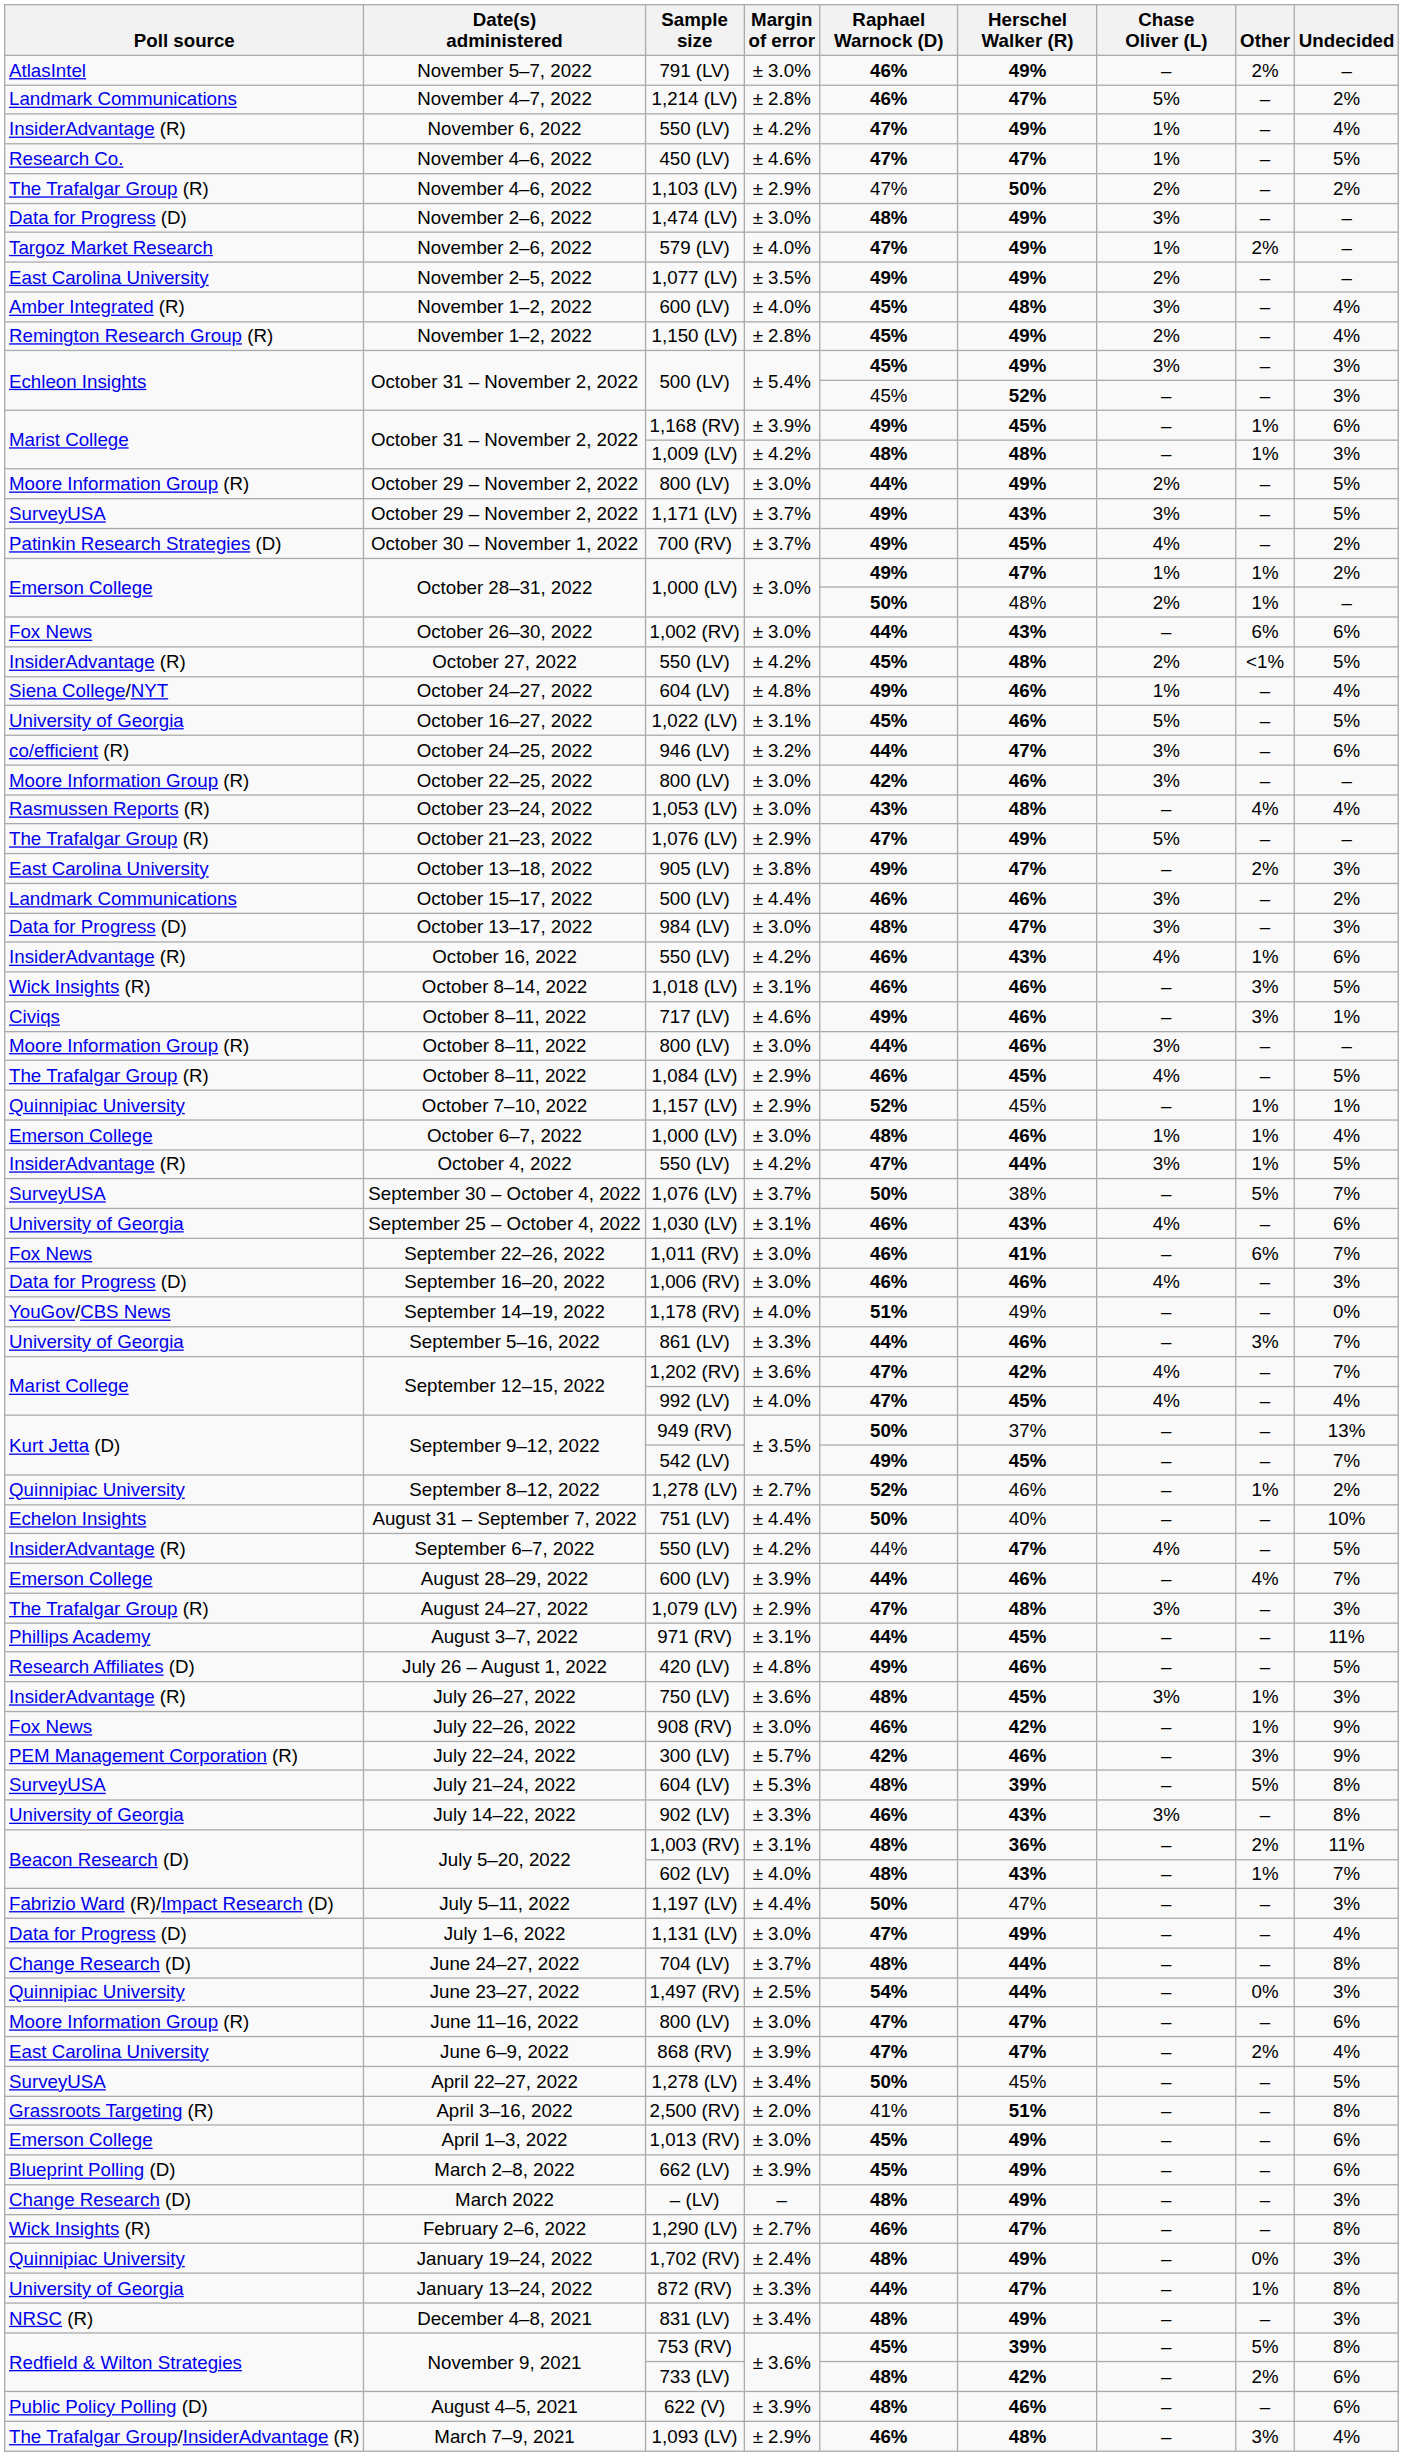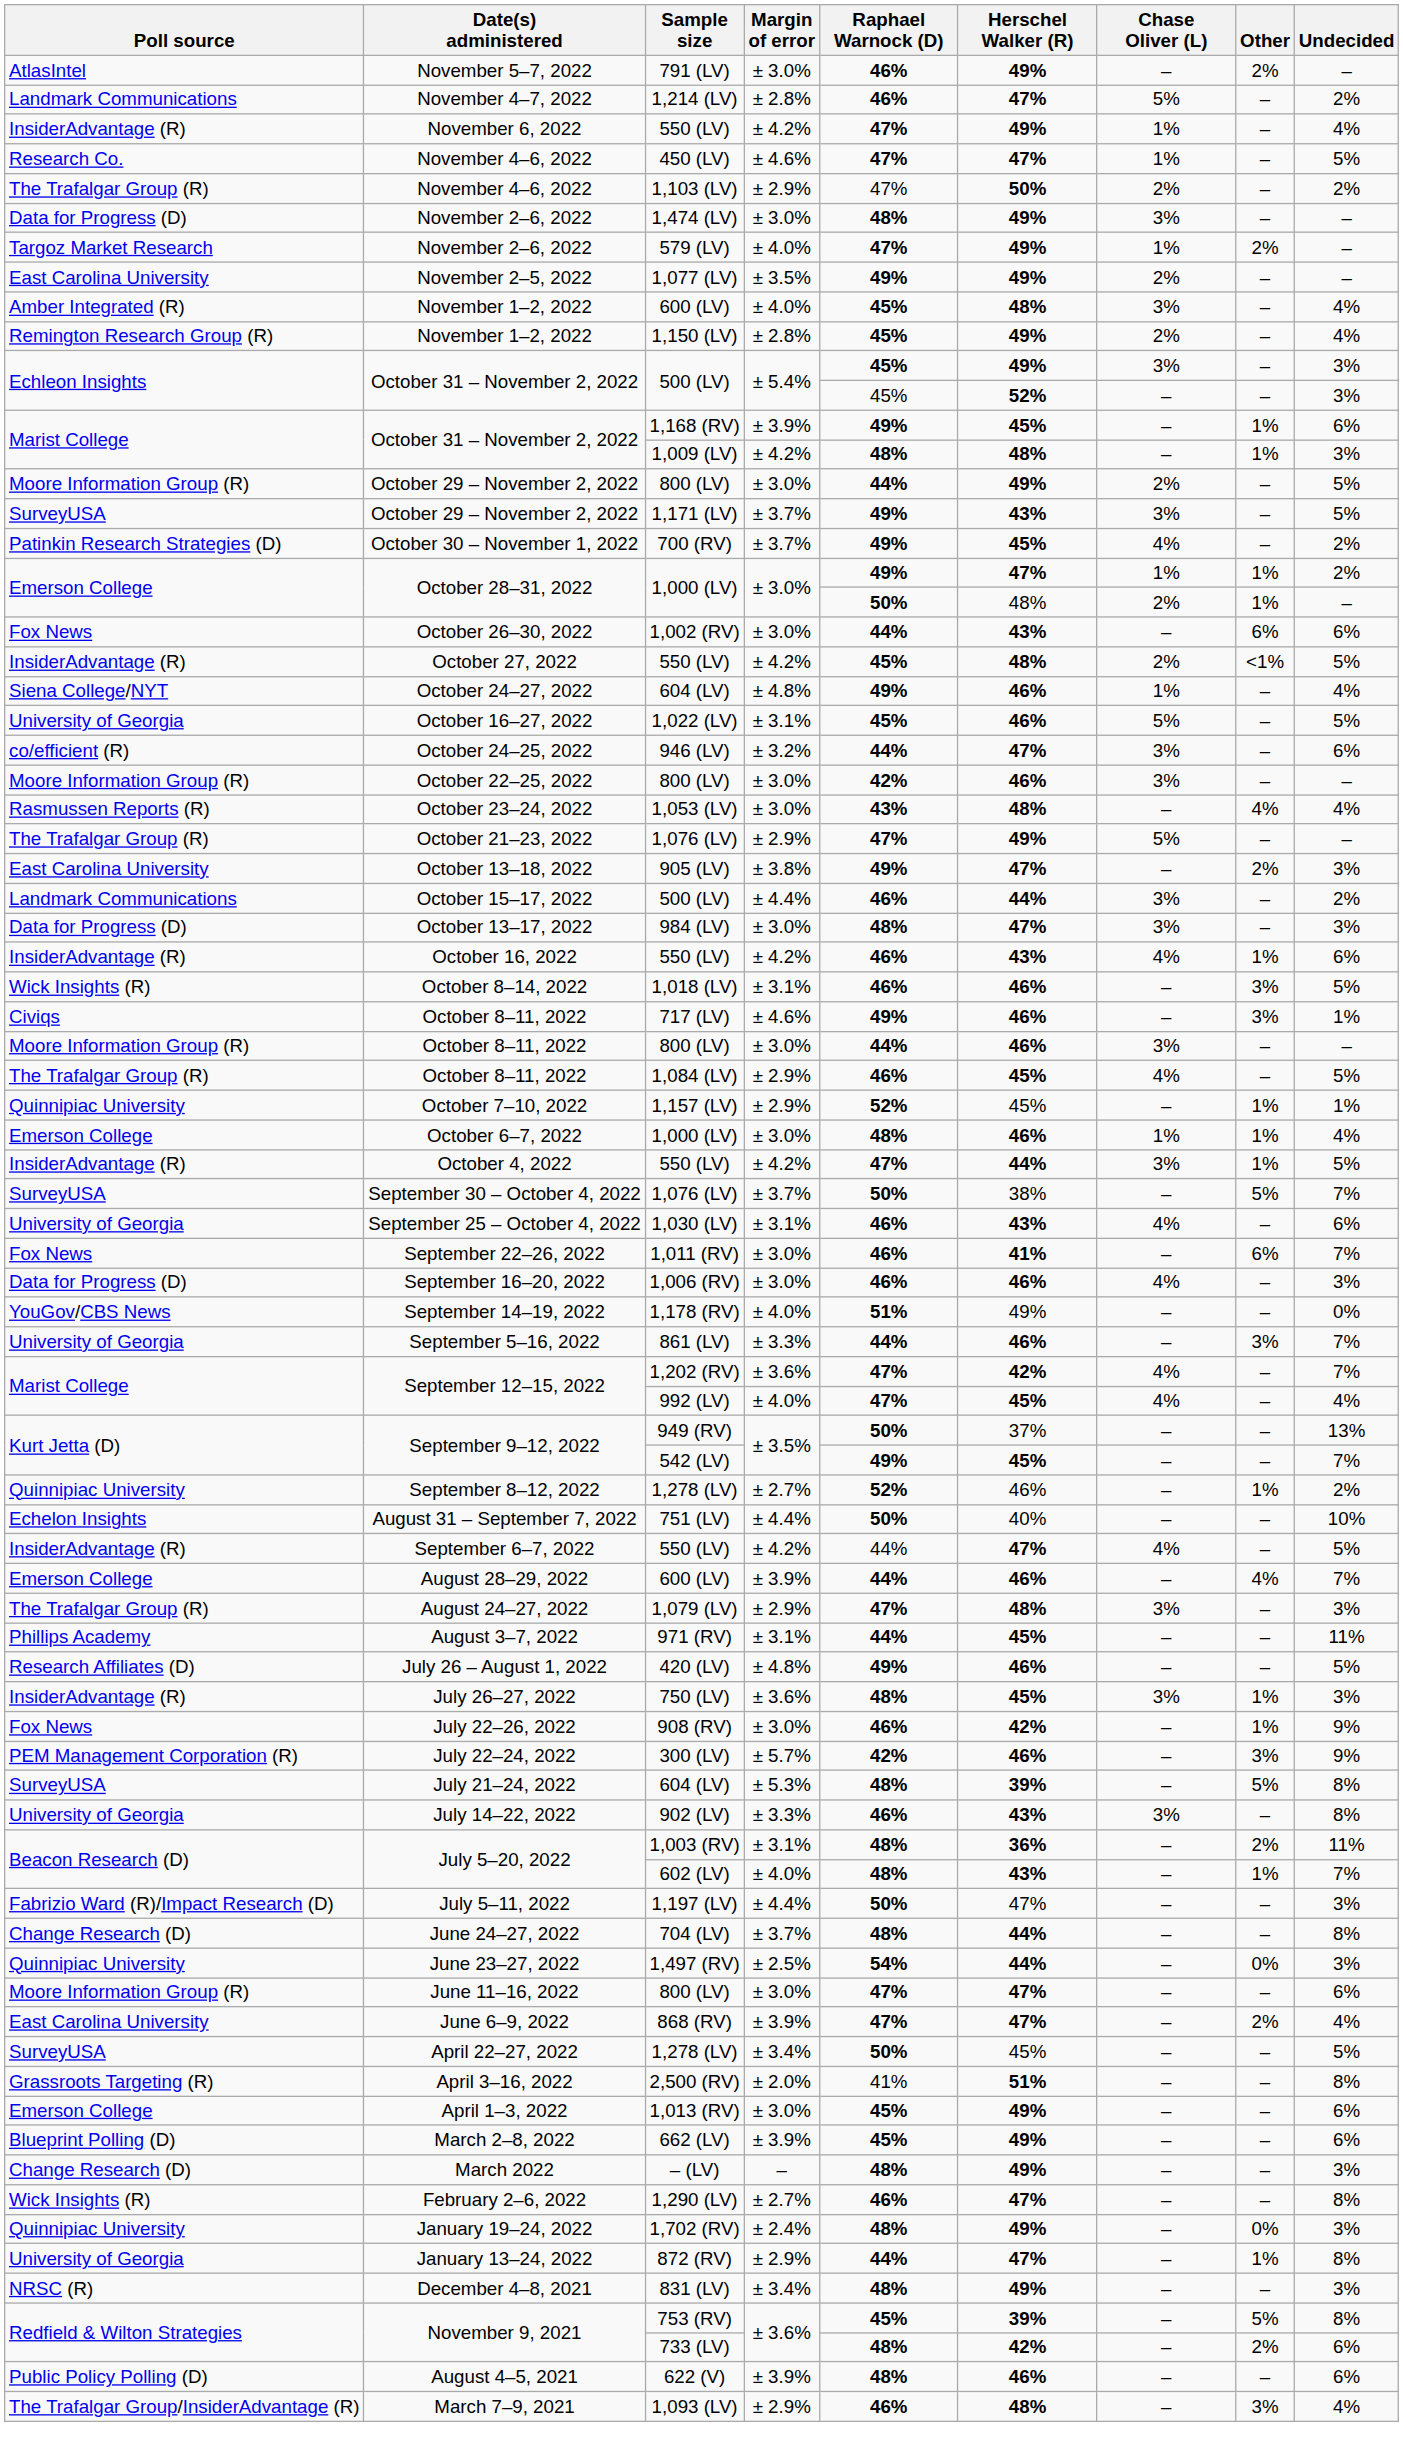(1028, 898) 46% -> (1028, 898) 44%
- row: (505, 1933)
(782, 2288) ± 3.3% -> (782, 2259) ± 2.9%
